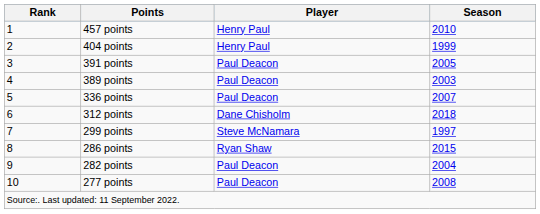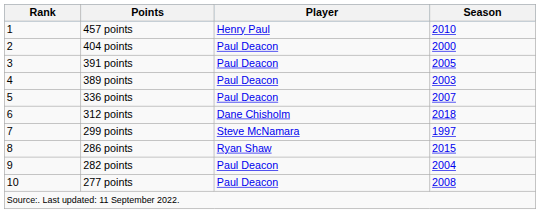(243, 47) Henry Paul -> (247, 47) Paul Deacon
(444, 47) 1999 -> (444, 47) 2000
